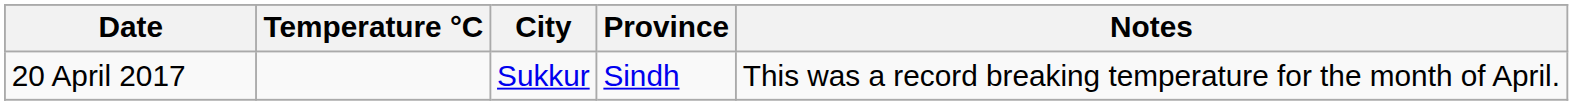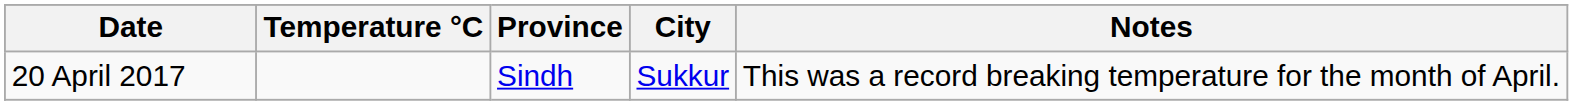columns swapped: (543, 28) <-> (666, 28)
